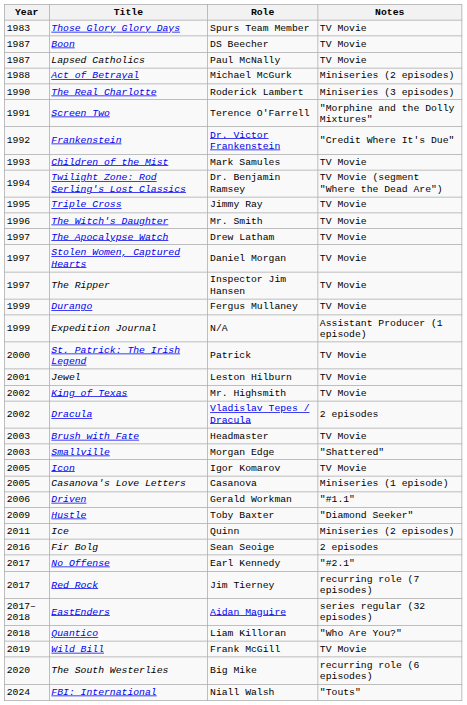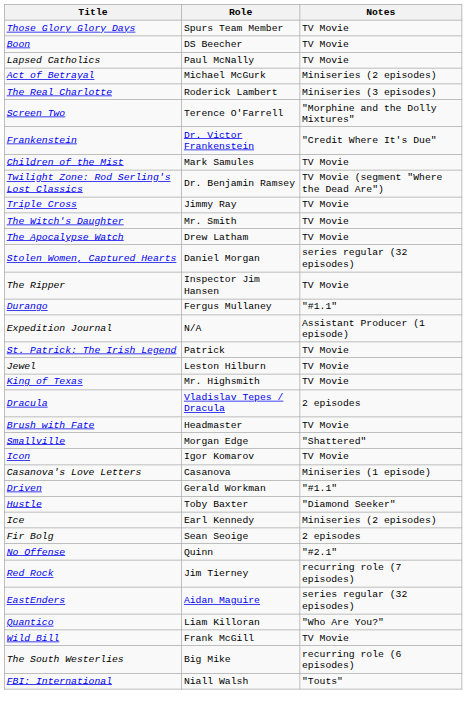- column: (27, 12)
(343, 258) TV Movie -> (355, 258) series regular (32 episodes)
(343, 307) TV Movie -> (320, 307) "#1.1"
(225, 531) Quinn -> (219, 520) Earl Kennedy
(245, 563) Earl Kennedy -> (199, 552) Quinn
